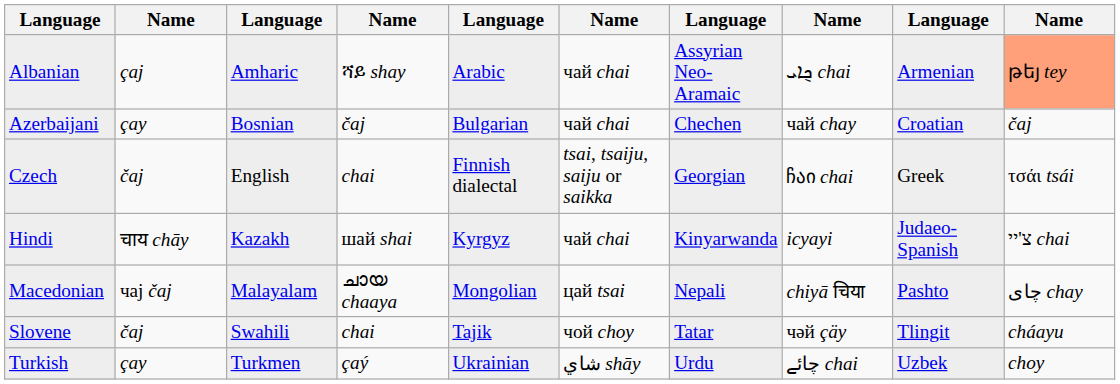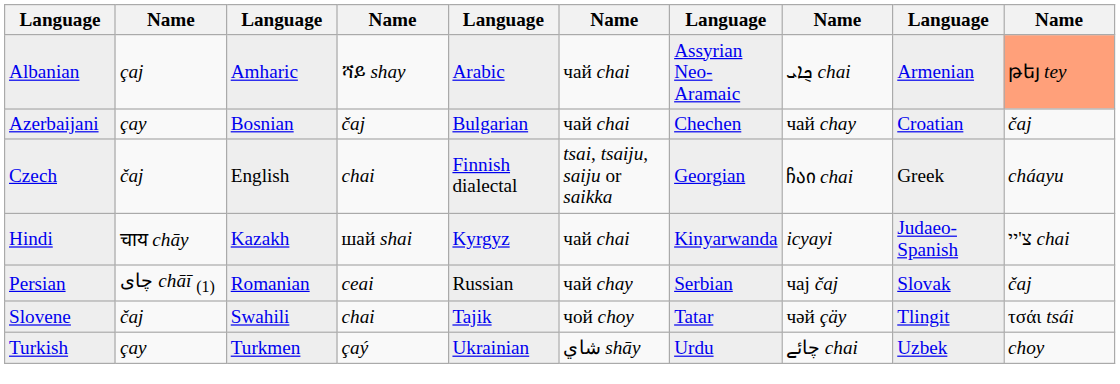(1041, 175) τσάι tsái -> (1036, 175) cháayu
- row: (56, 290)
+ row: (37, 283)
(1036, 332) cháayu -> (1041, 316) τσάι tsái
